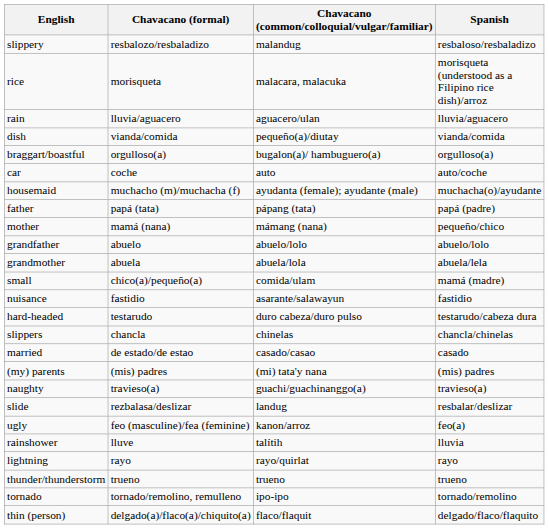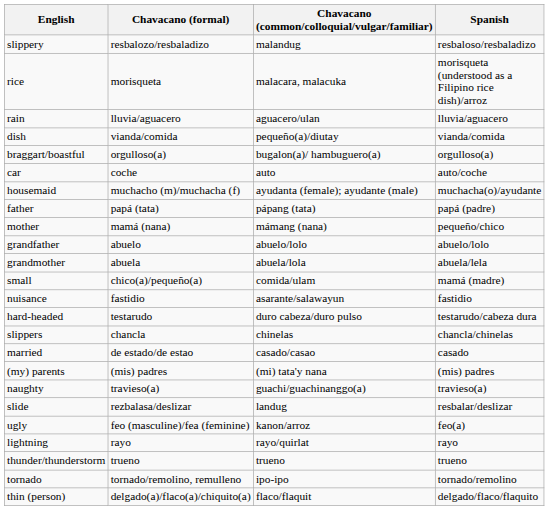- row: (32, 442)
